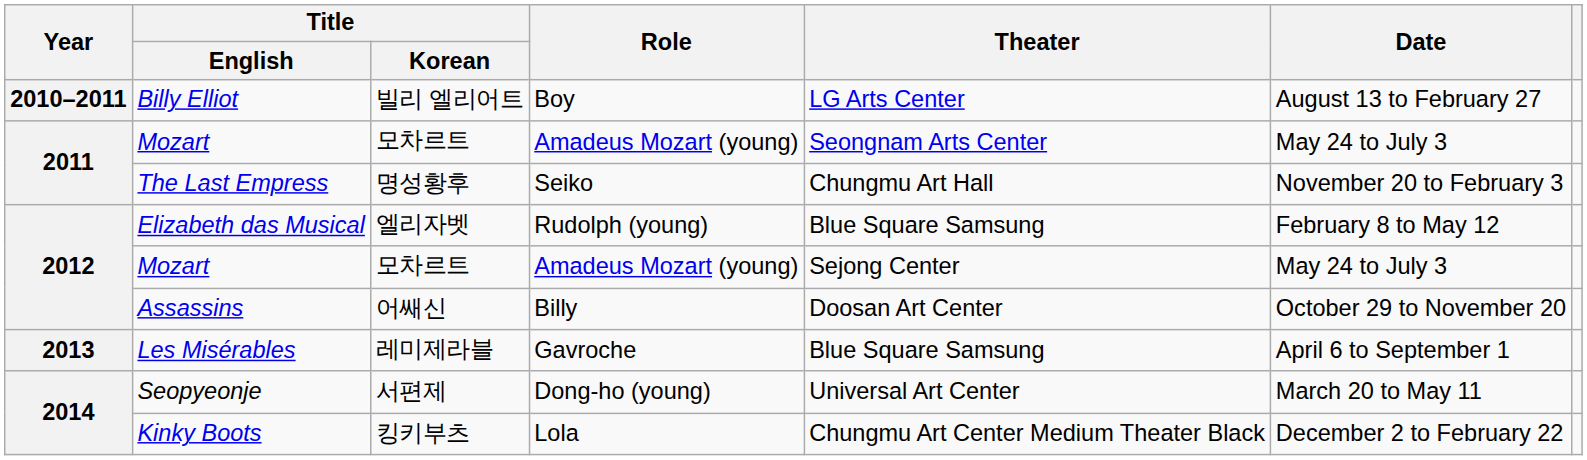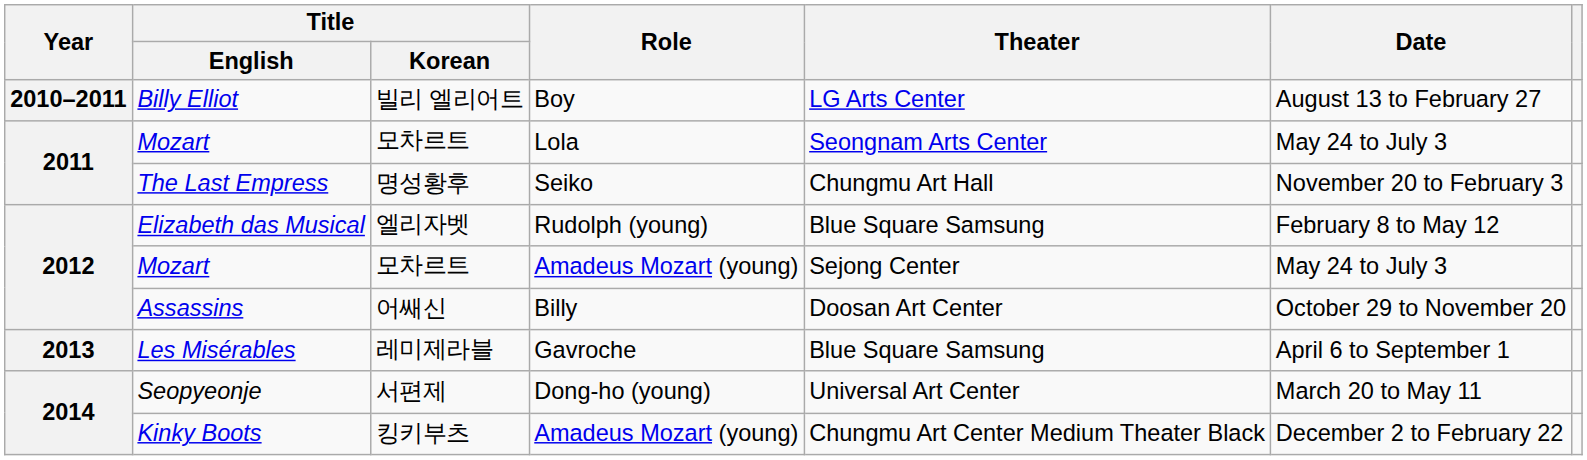(666, 141) Amadeus Mozart (young) -> (556, 141) Lola
(556, 433) Lola -> (666, 433) Amadeus Mozart (young)
